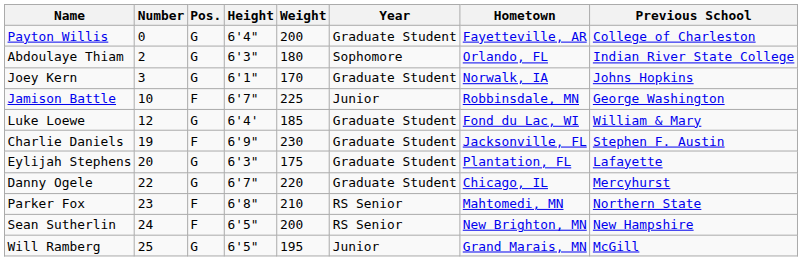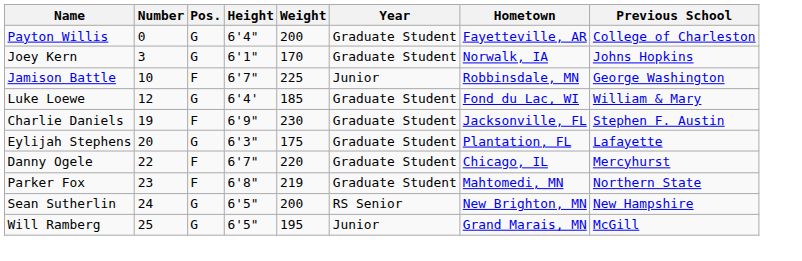- row: (66, 57)
(194, 183) G -> (194, 162) F
(292, 204) 210 -> (292, 183) 219
(368, 204) RS Senior -> (395, 183) Graduate Student
(194, 225) F -> (194, 204) G
